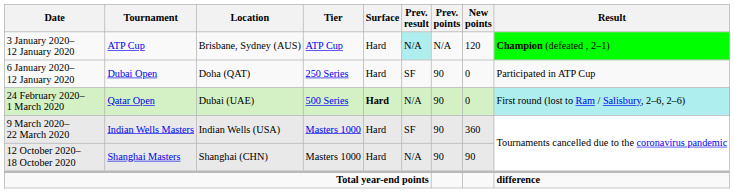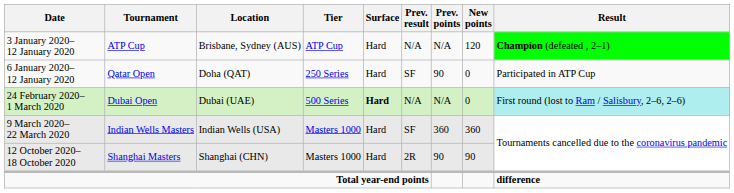(413, 46) paleturquoise background -> (413, 46) no background
(132, 73) Dubai Open -> (131, 73) Qatar Open
(131, 101) Qatar Open -> (132, 101) Dubai Open
(439, 101) 90 -> (442, 101) N/A
(439, 129) 90 -> (441, 129) 360
(413, 157) N/A -> (410, 157) 2R
